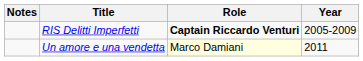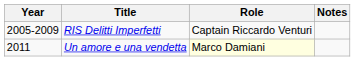columns swapped: (330, 13) <-> (22, 13)
(235, 30) bold -> (252, 30) normal
